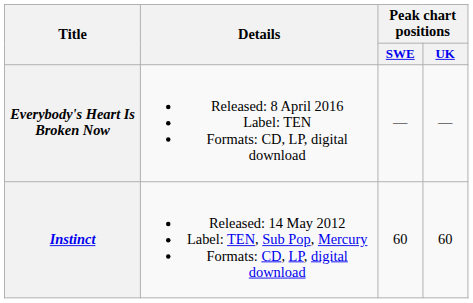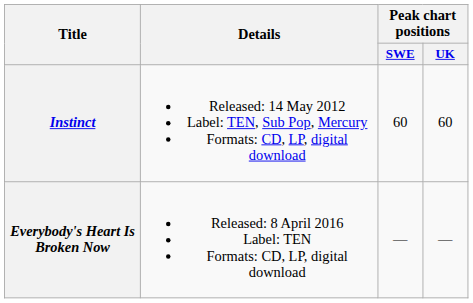rows swapped: (73, 239) <-> (73, 123)
